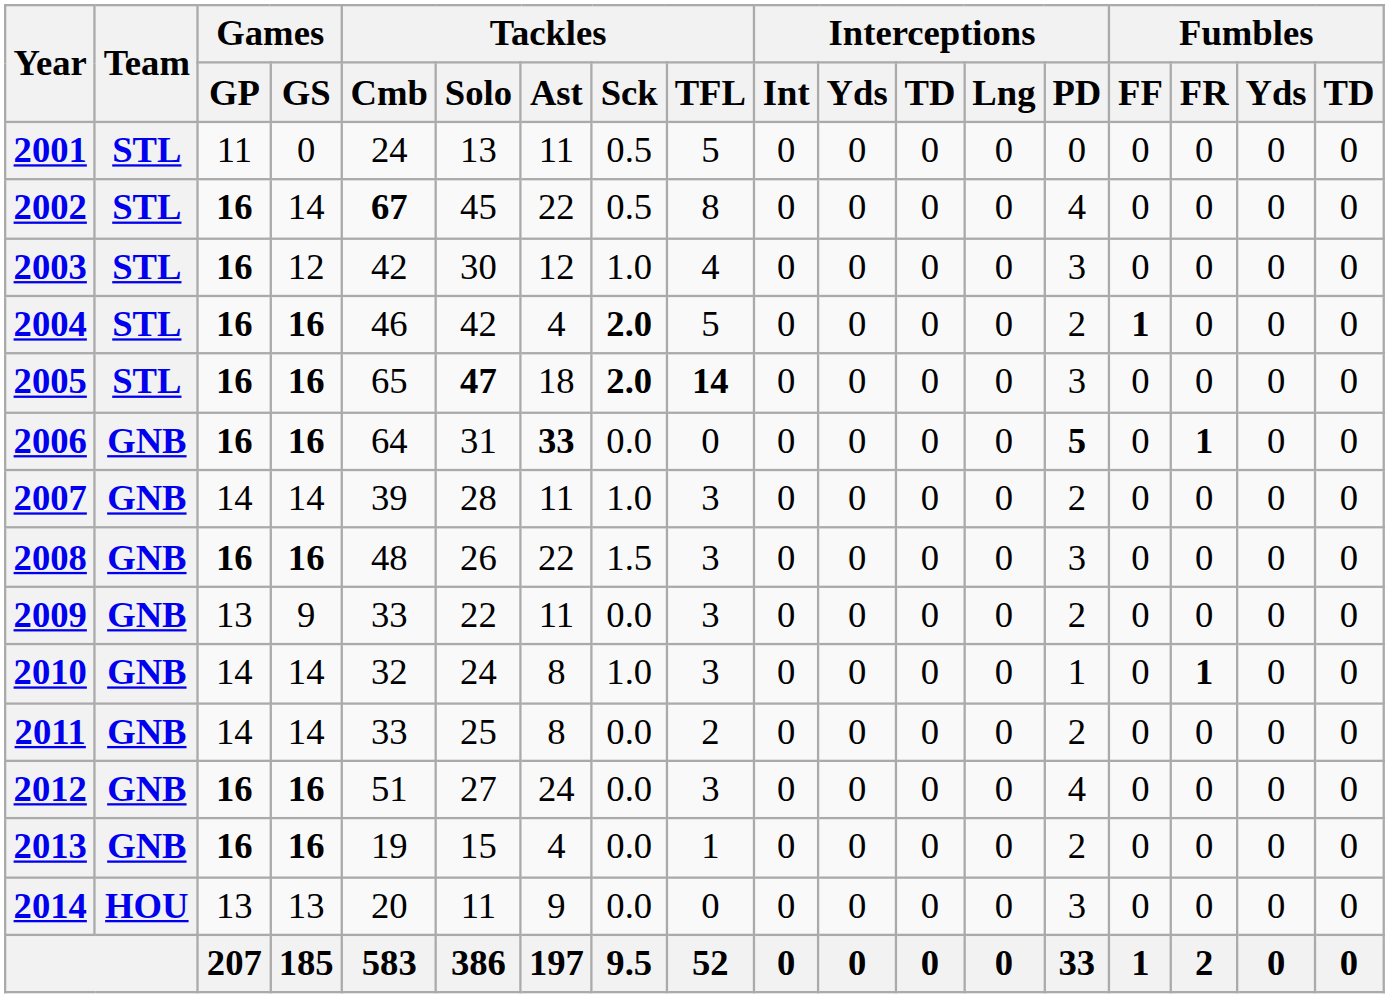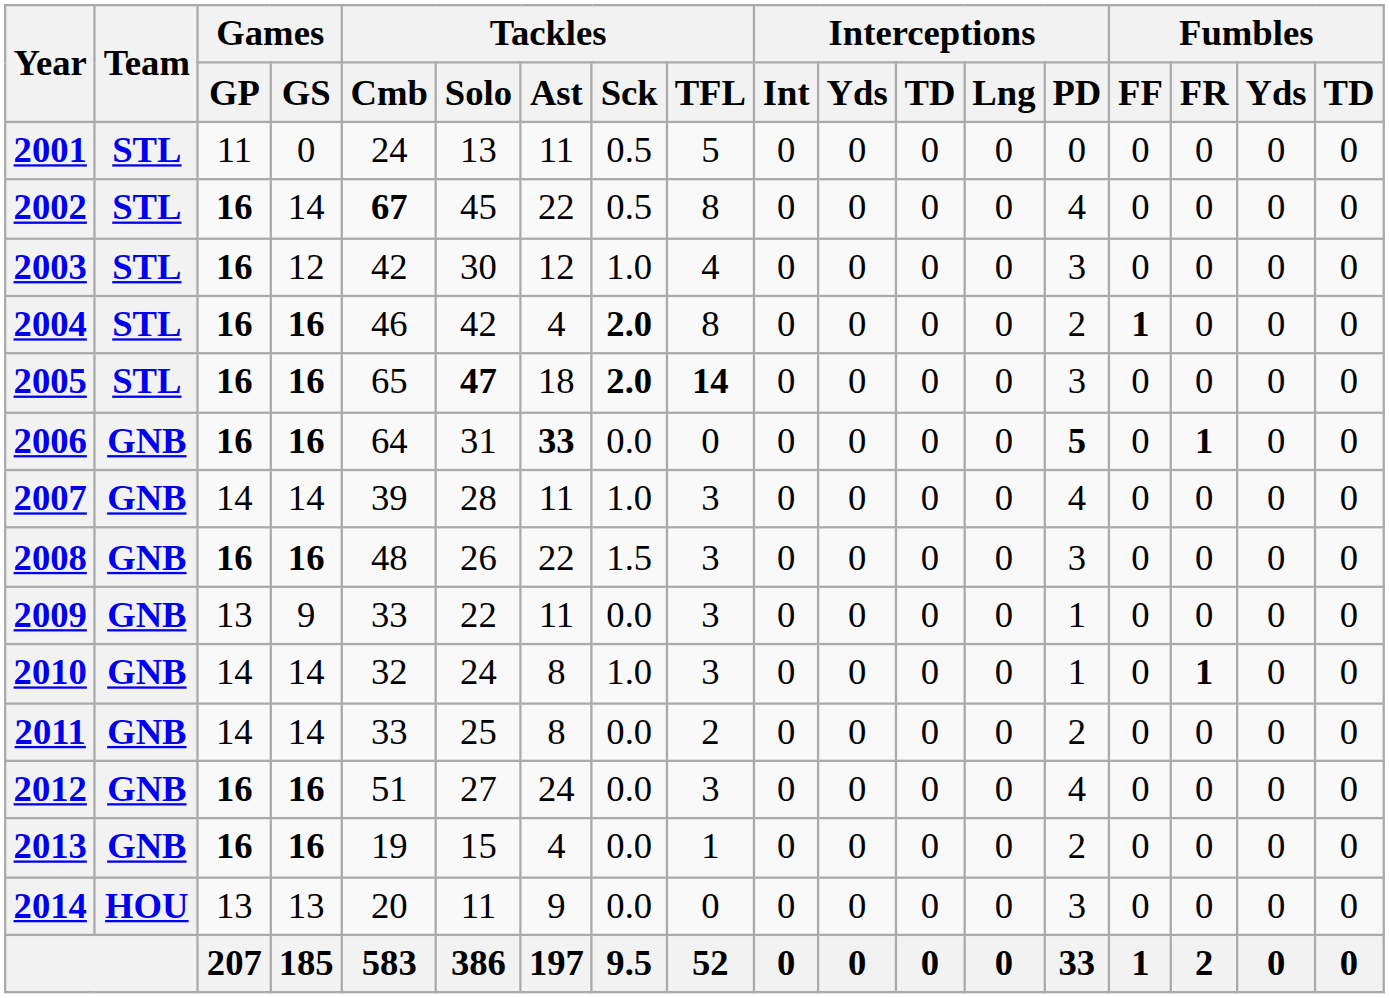(710, 324) 5 -> (710, 324) 8
(1077, 498) 2 -> (1077, 498) 4
(1077, 614) 2 -> (1077, 614) 1
